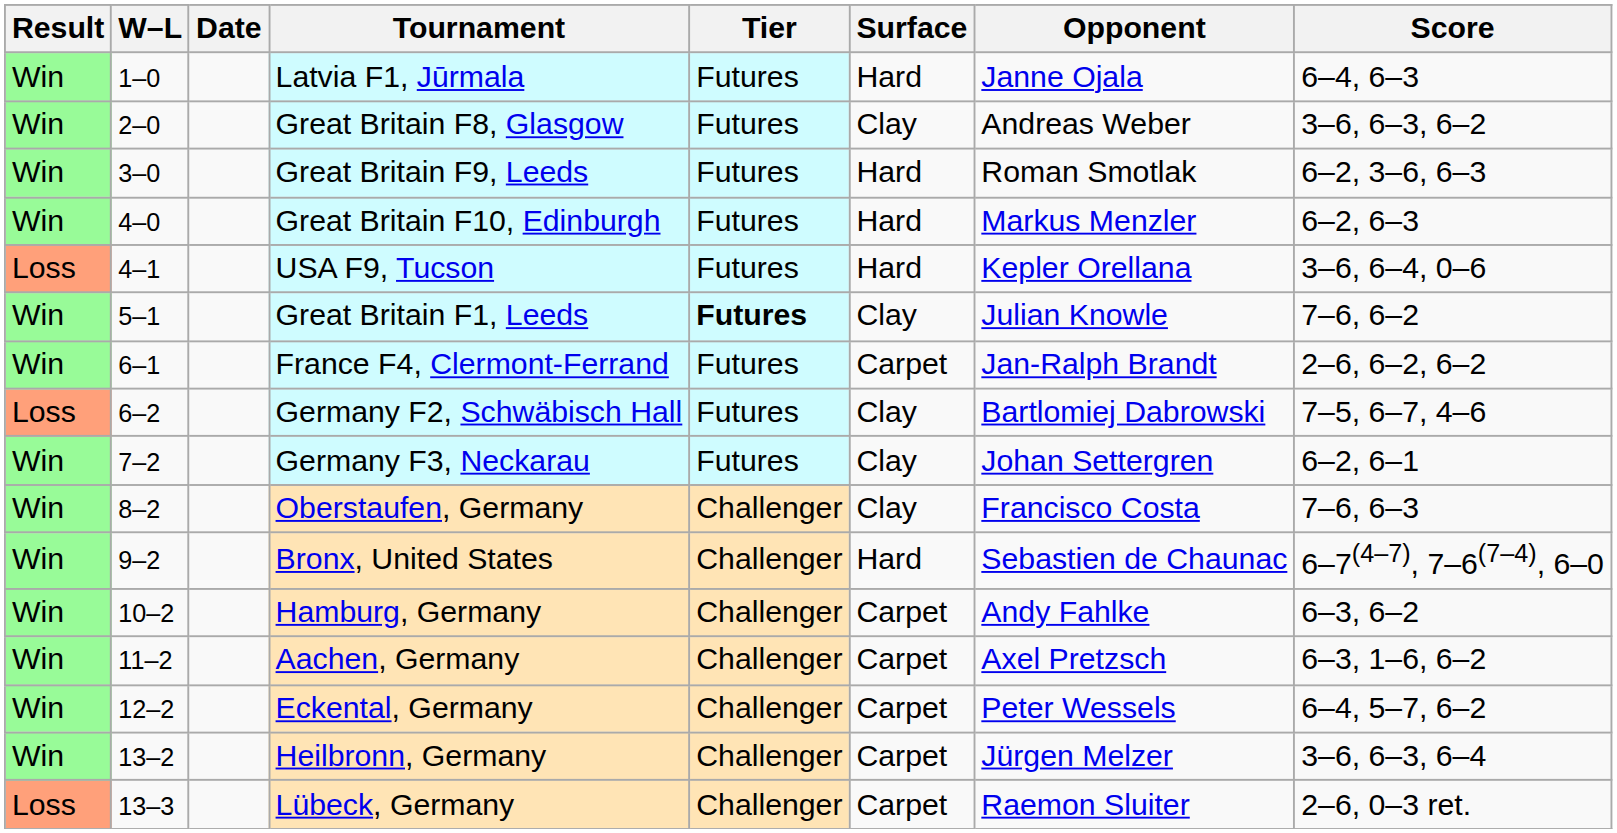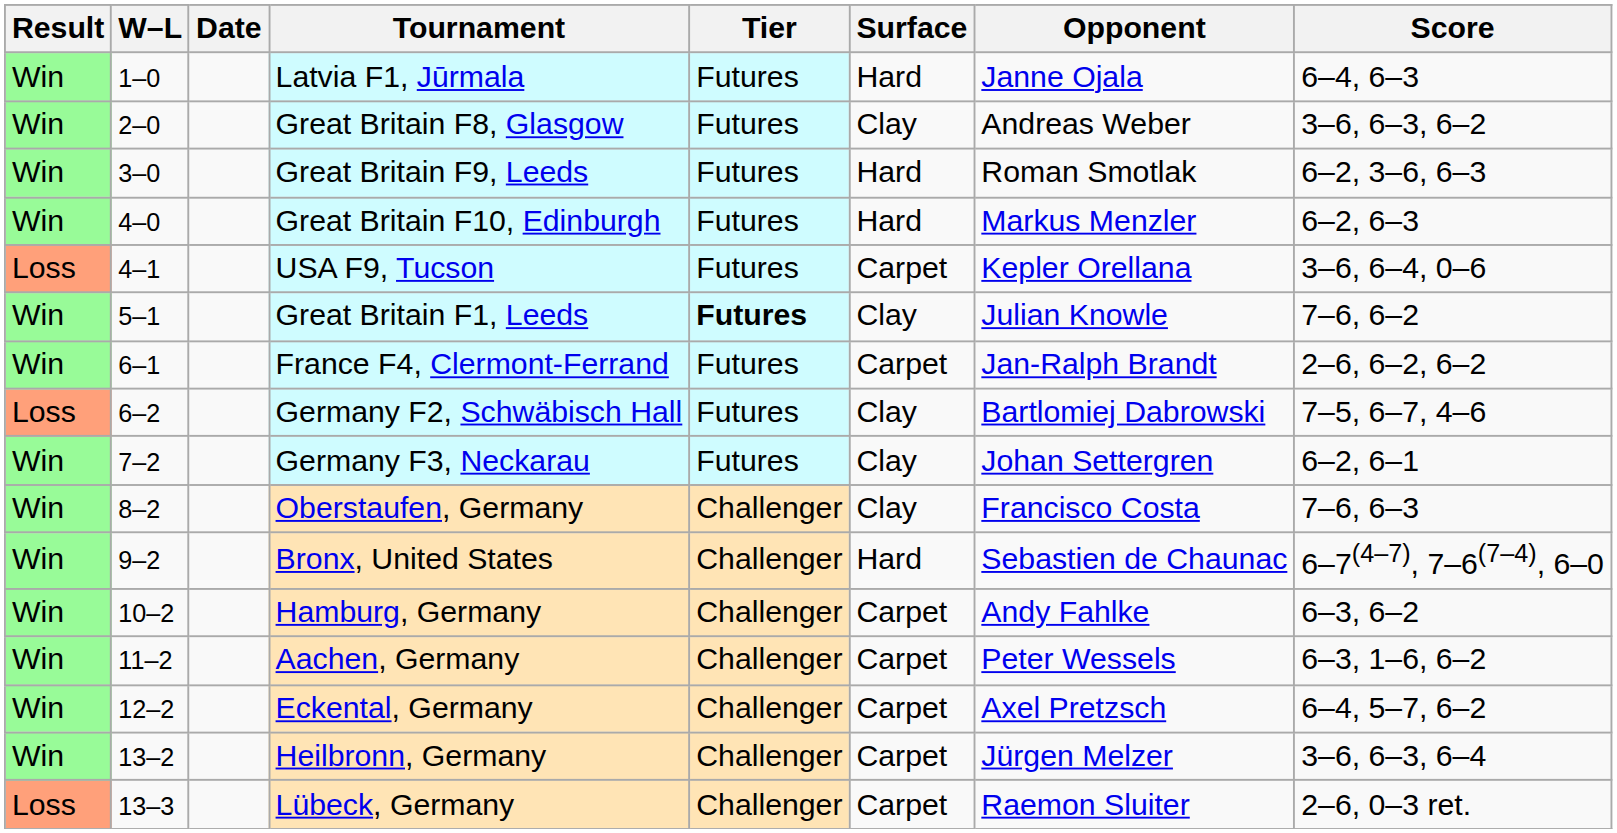(889, 268) Hard -> (902, 268) Carpet
(1074, 660) Axel Pretzsch -> (1079, 660) Peter Wessels
(1079, 708) Peter Wessels -> (1074, 708) Axel Pretzsch
